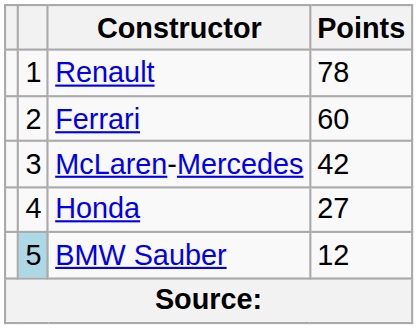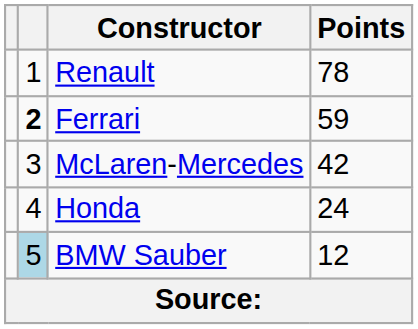(34, 118) normal -> (34, 118) bold
(333, 118) 60 -> (333, 118) 59
(333, 209) 27 -> (333, 209) 24
